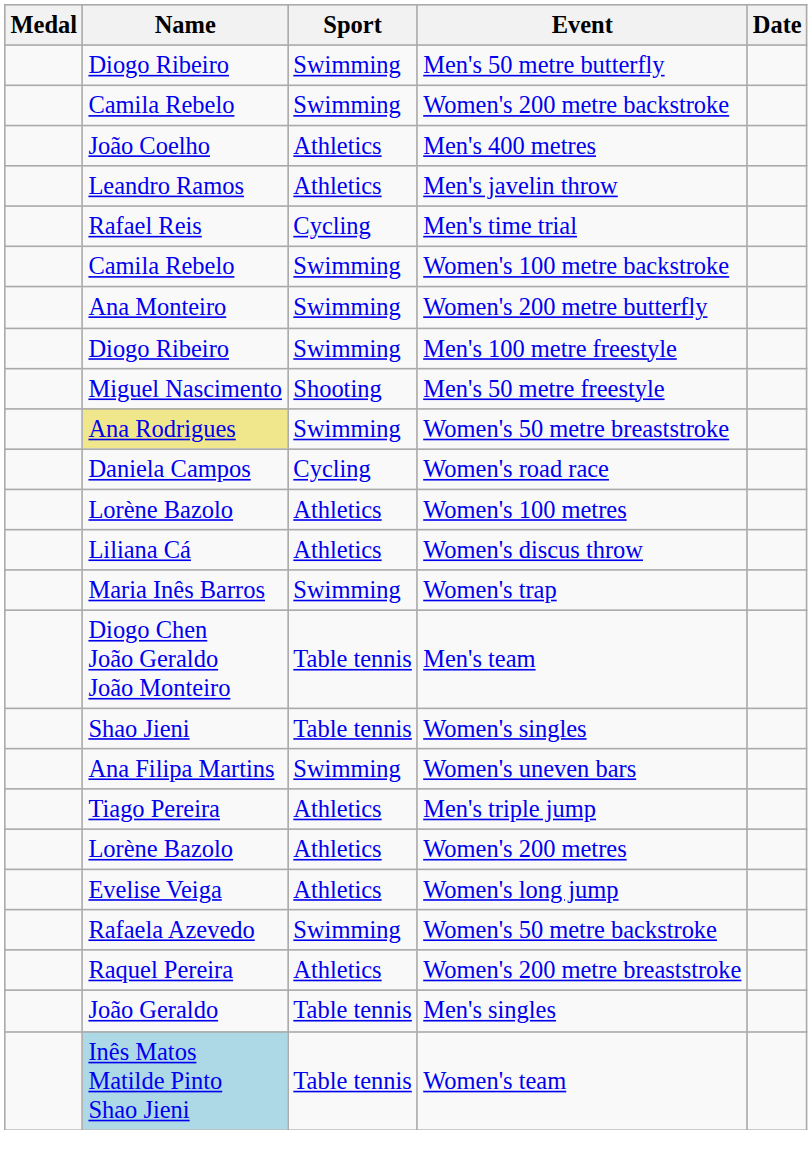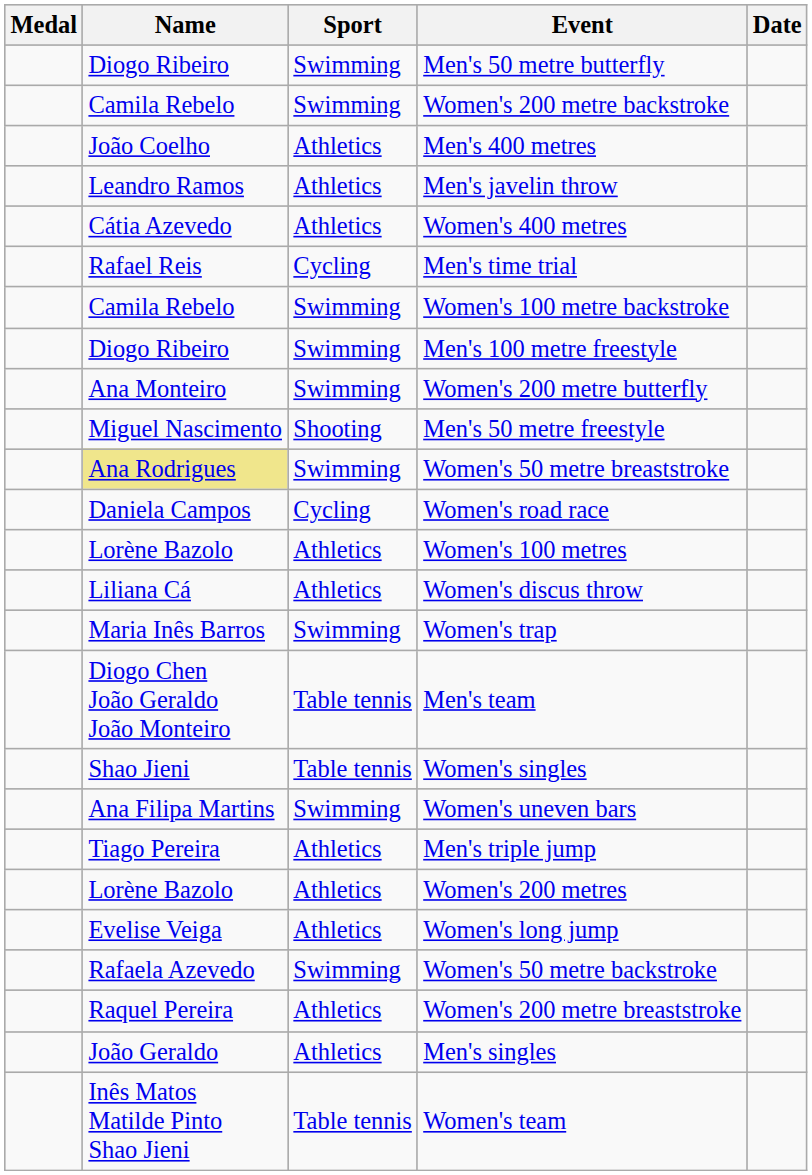+ row: (525, 226)
rows swapped: (565, 307) <-> (550, 347)
(353, 1010) Table tennis -> (337, 1051) Athletics
(155, 1080) lightblue background -> (155, 1120) no background
